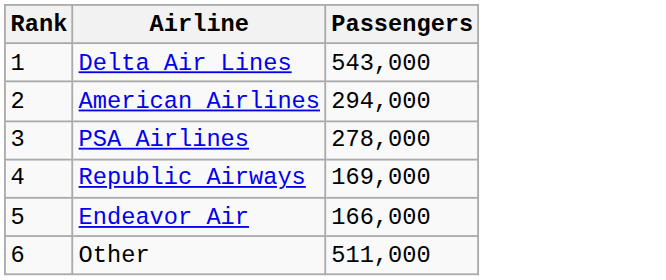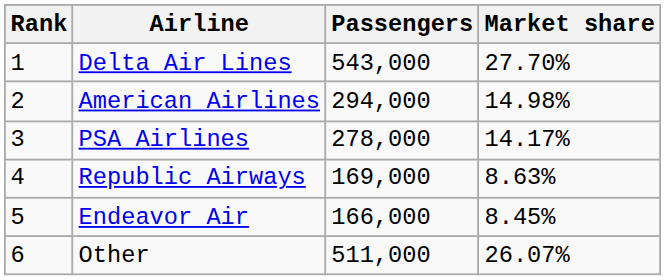+ column: (570, 24)
